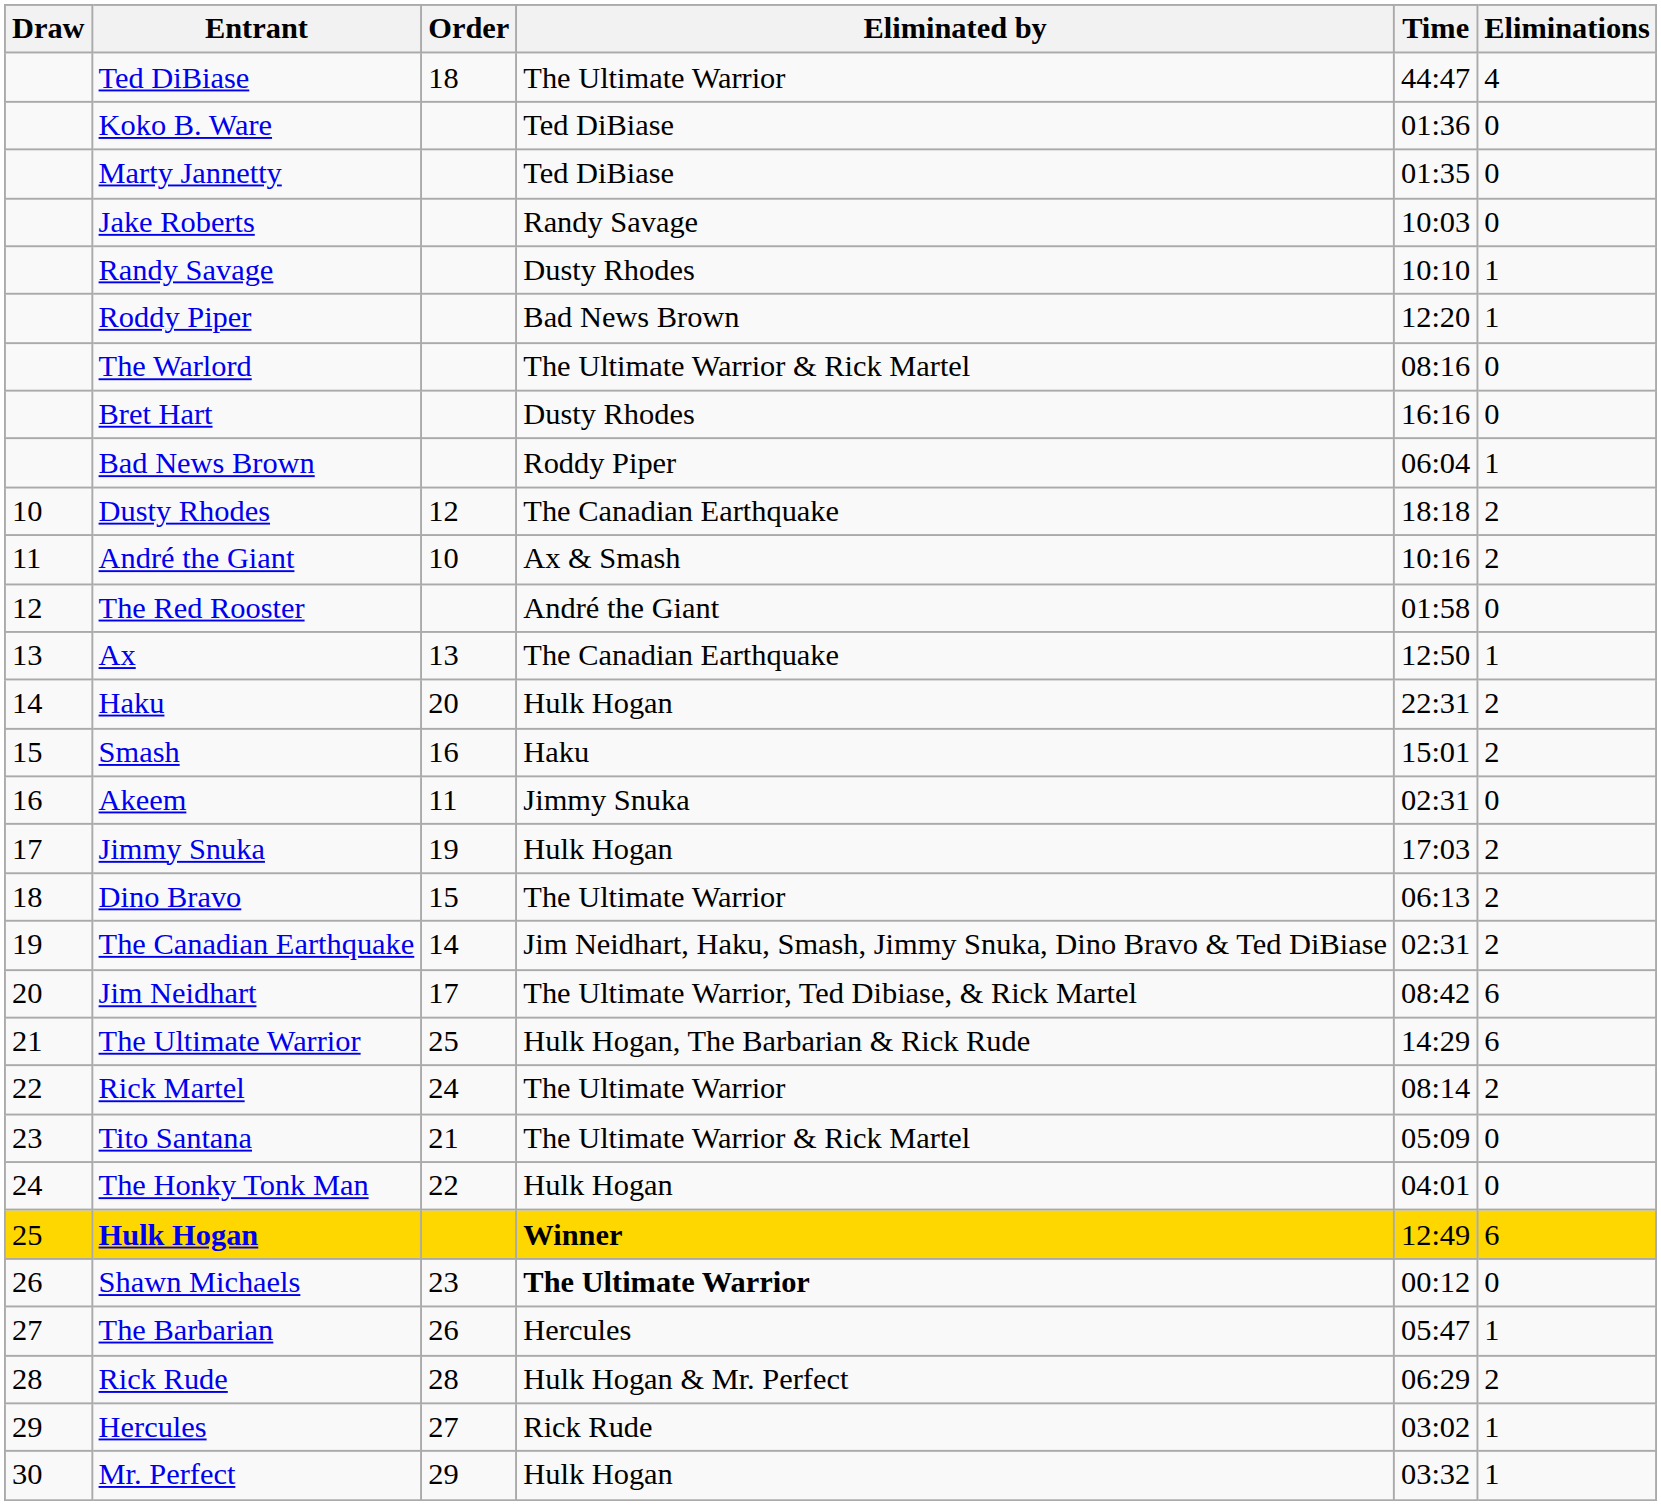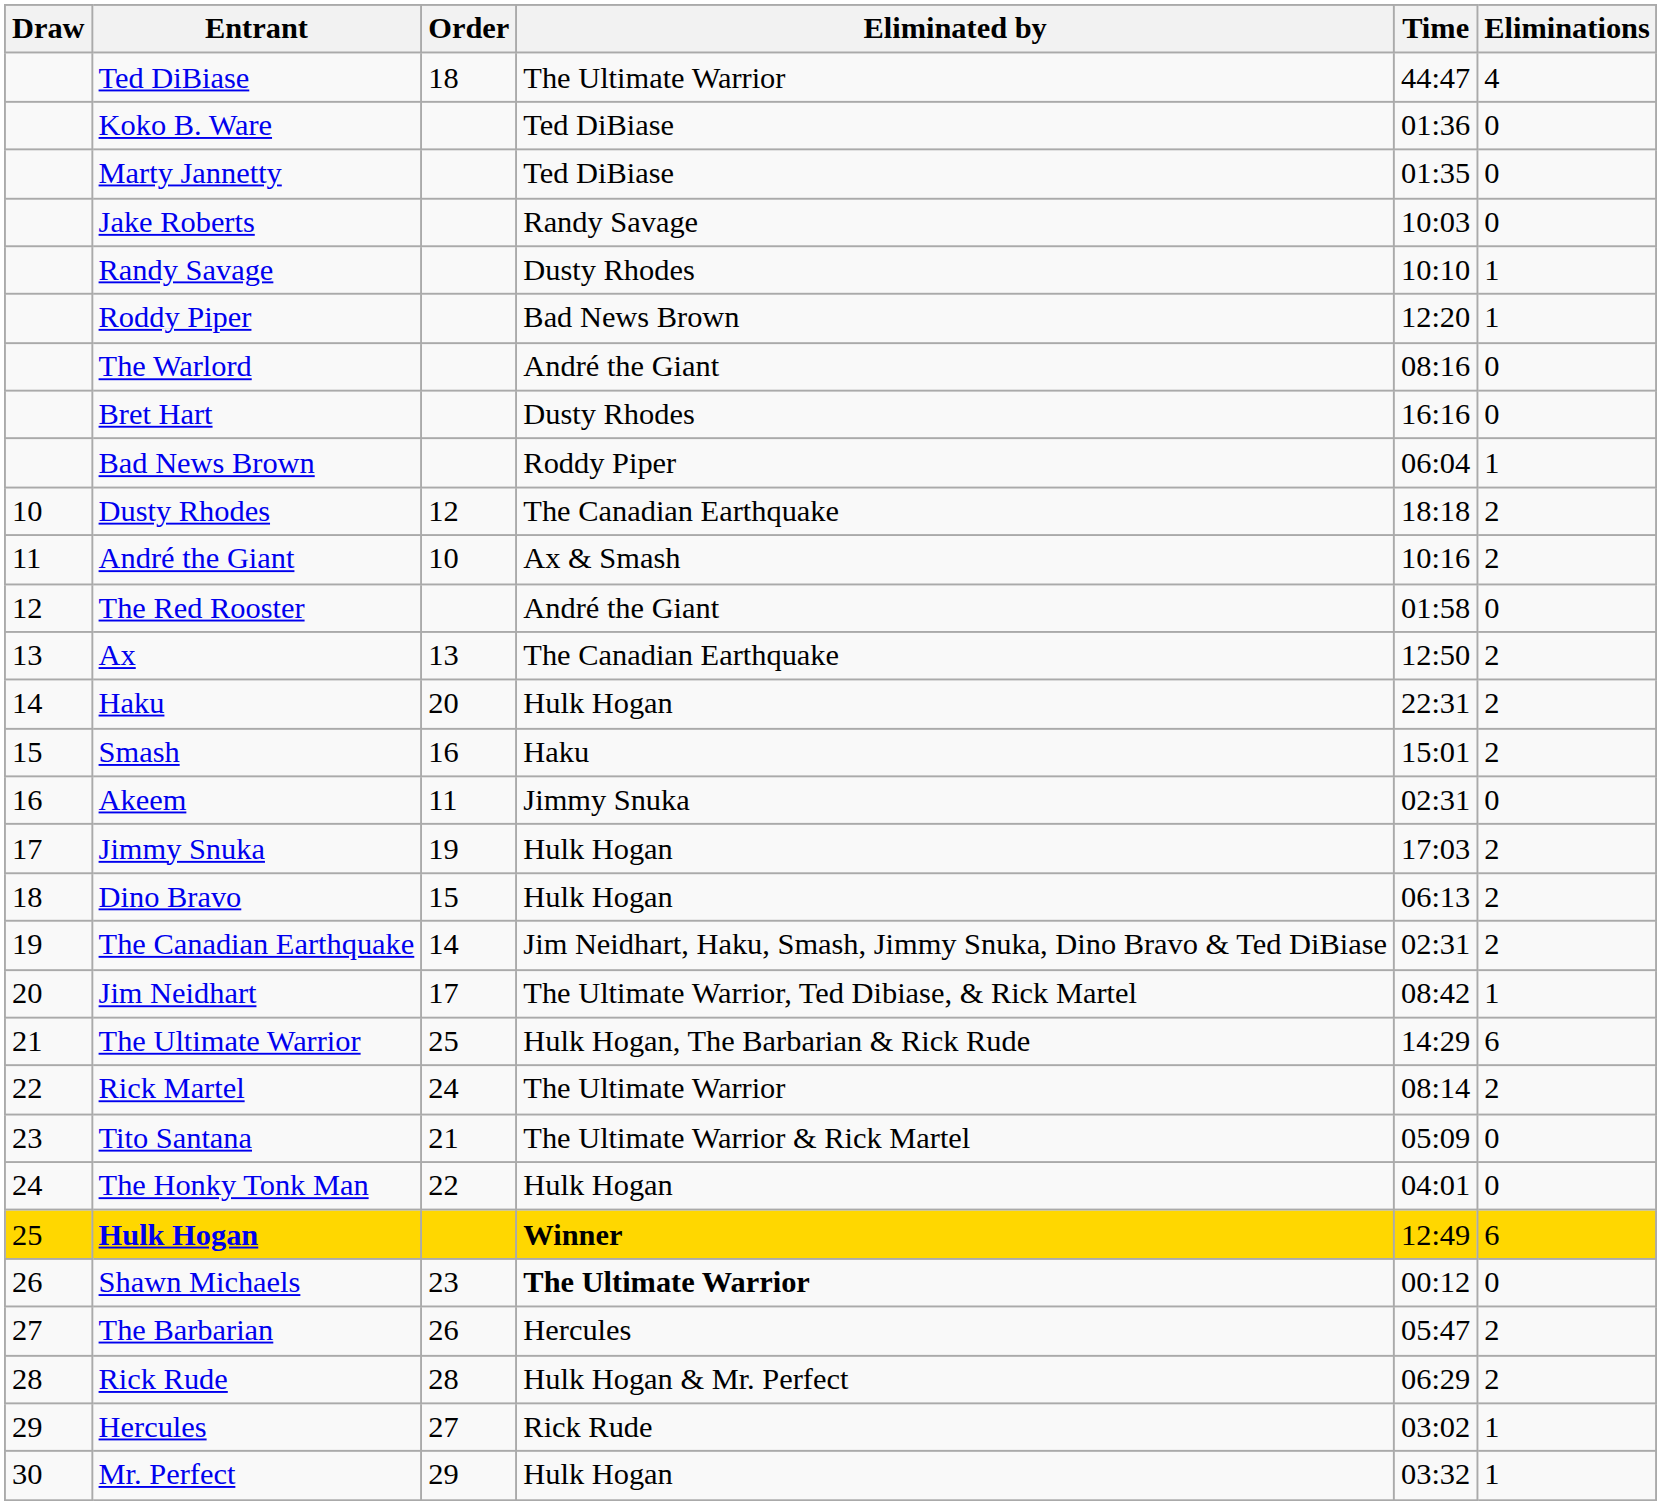(747, 366) The Ultimate Warrior & Rick Martel -> (621, 366) André the Giant
(1492, 655) 1 -> (1492, 655) 2
(654, 896) The Ultimate Warrior -> (598, 896) Hulk Hogan
(1492, 992) 6 -> (1492, 992) 1
(1492, 1330) 1 -> (1492, 1330) 2
